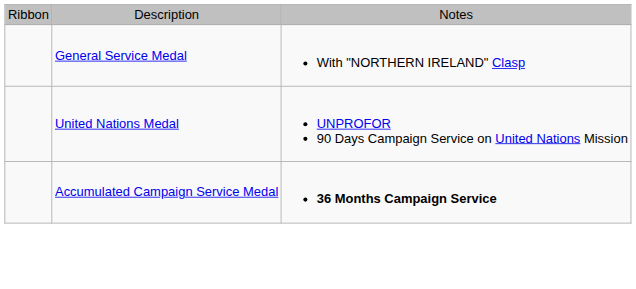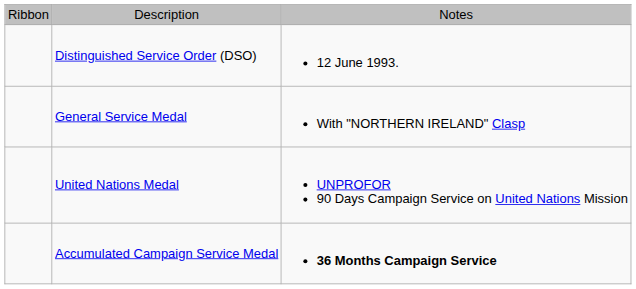+ row: (156, 55)
